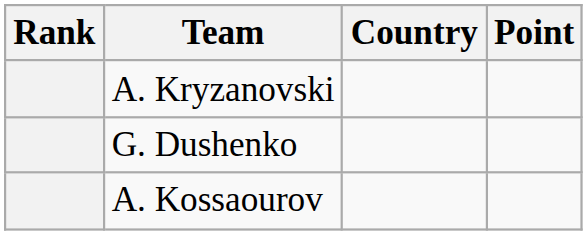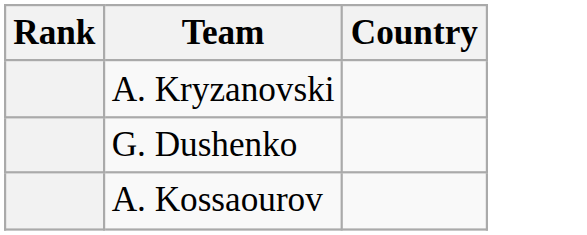- column: (534, 32)
